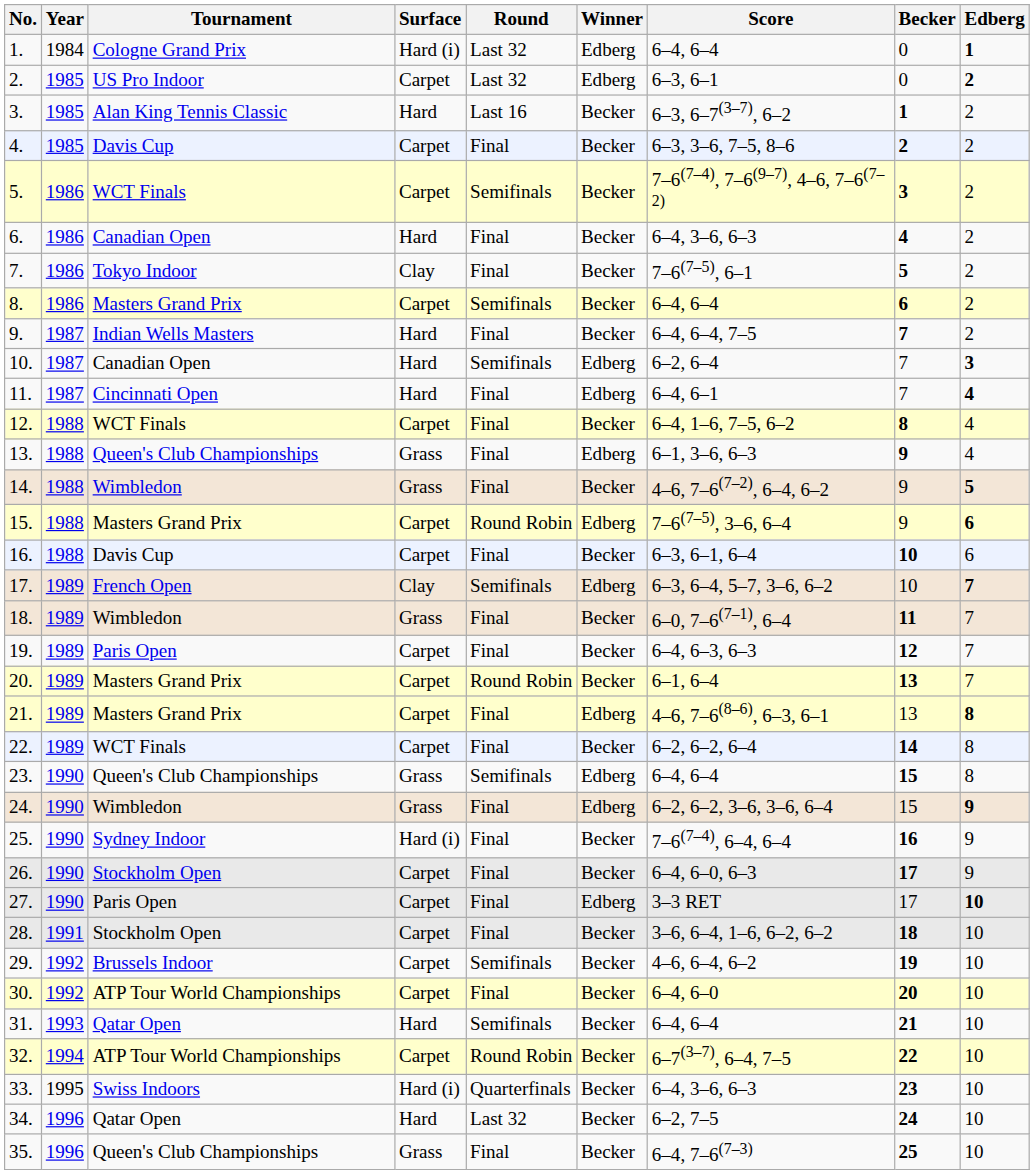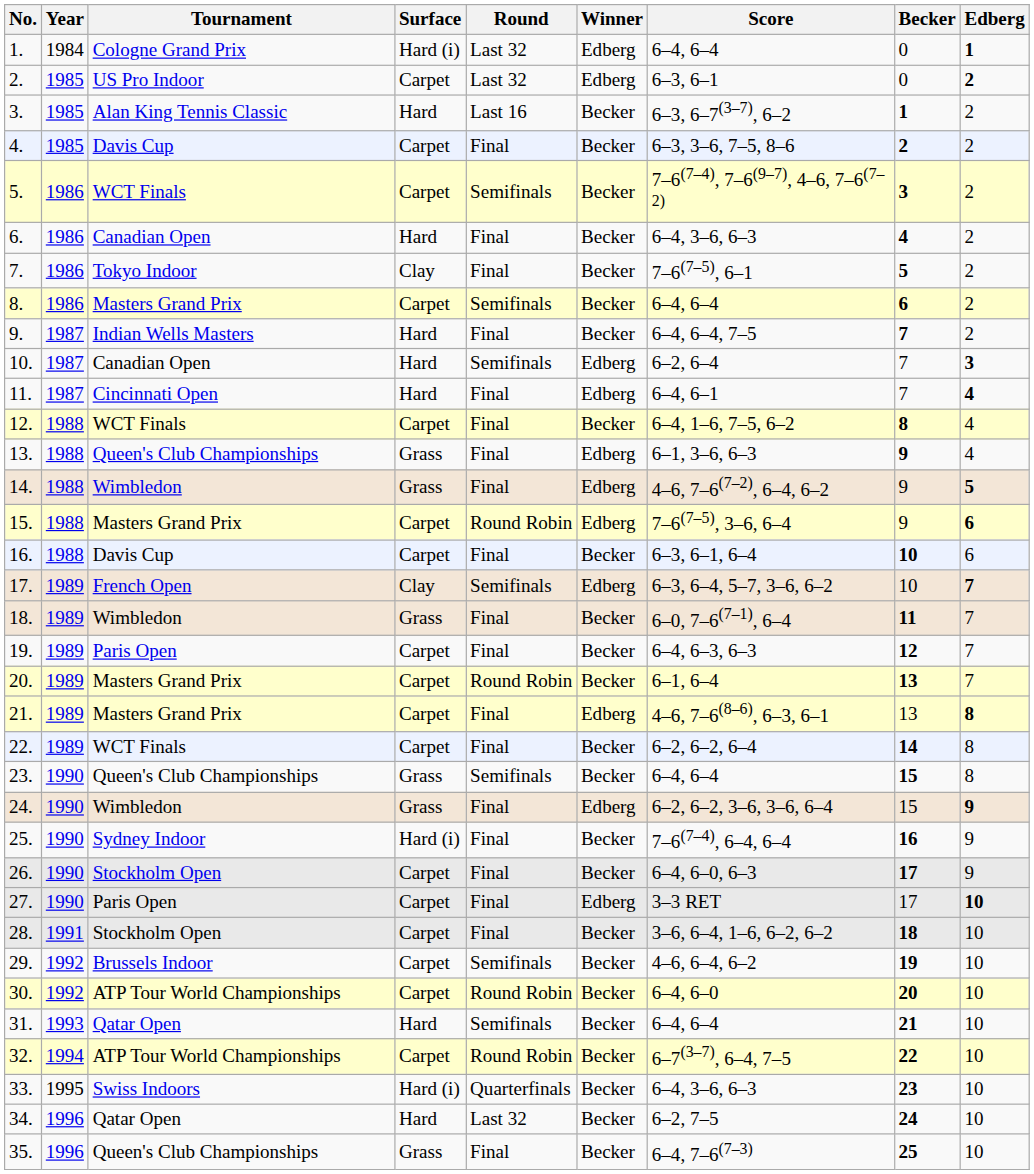(608, 486) Becker -> (608, 486) Edberg
(608, 776) Edberg -> (608, 776) Becker
(490, 993) Final -> (521, 993) Round Robin
